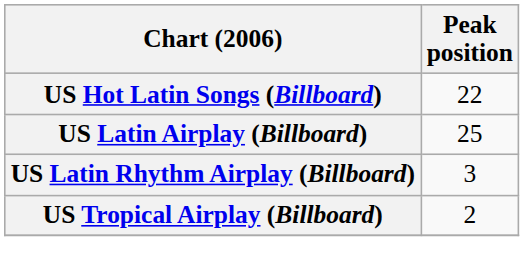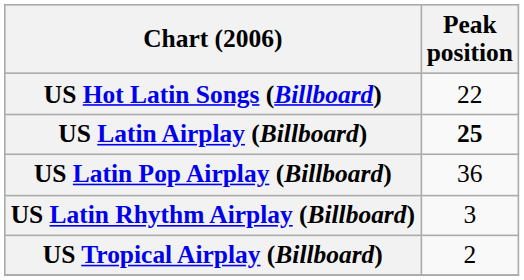(470, 133) normal -> (470, 133) bold
+ row: (213, 174)
